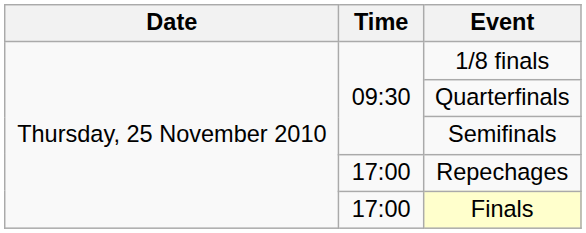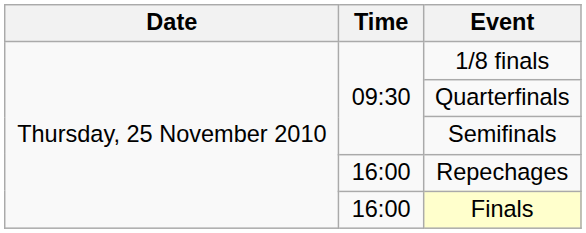(381, 172) 17:00 -> (381, 172) 16:00
(381, 209) 17:00 -> (381, 209) 16:00
